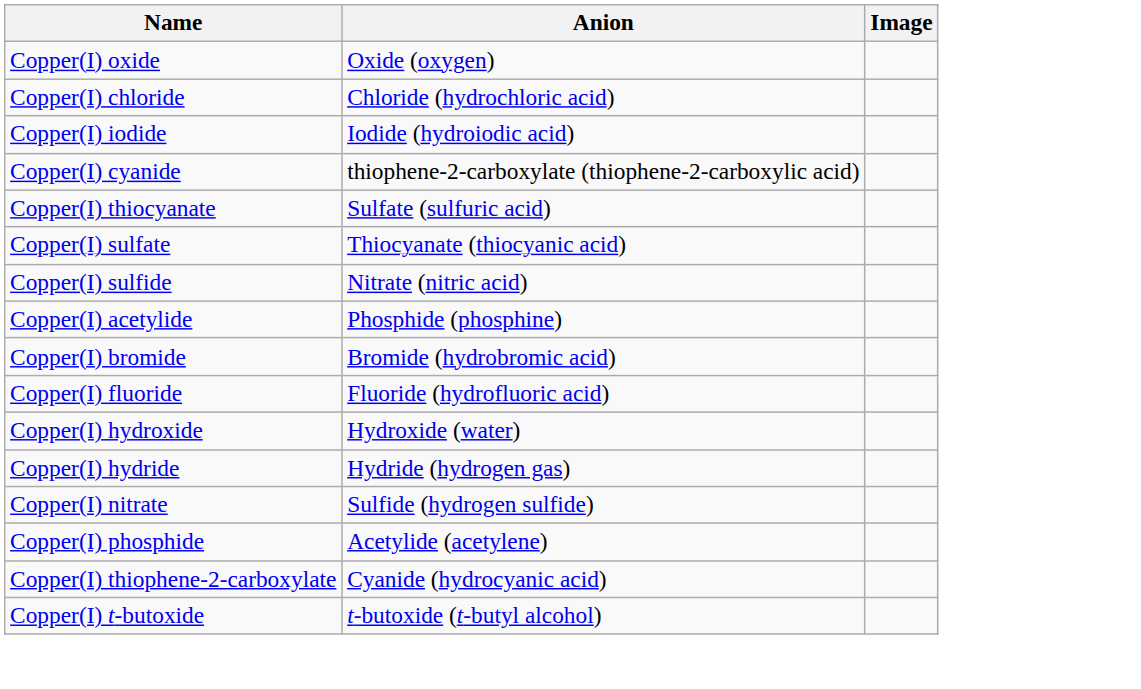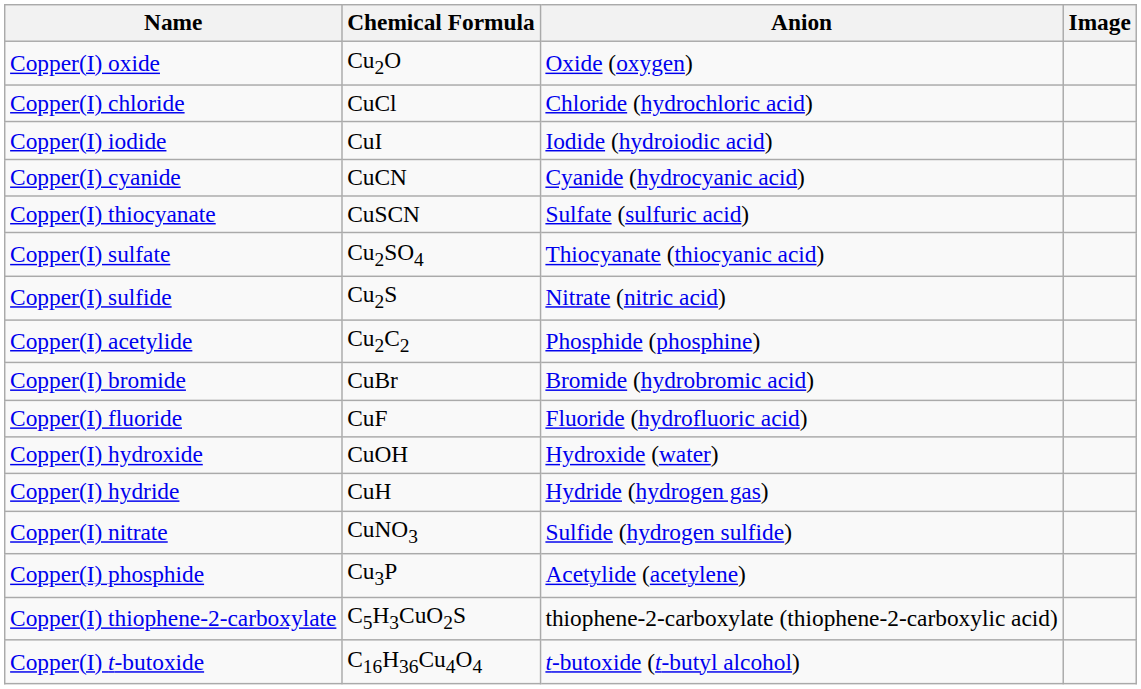+ column: (441, 23)
(603, 171) thiophene-2-carboxylate (thiophene-2-carboxylic acid) -> (675, 177) Cyanide (hydrocyanic acid)
(477, 578) Cyanide (hydrocyanic acid) -> (802, 618) thiophene-2-carboxylate (thiophene-2-carboxylic acid)
